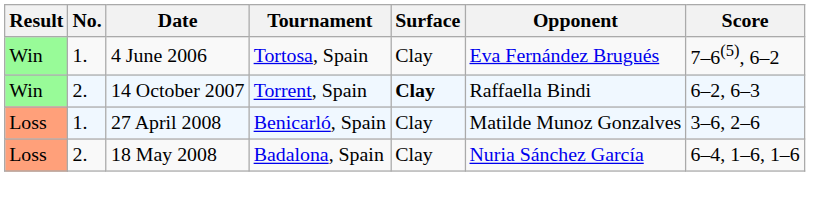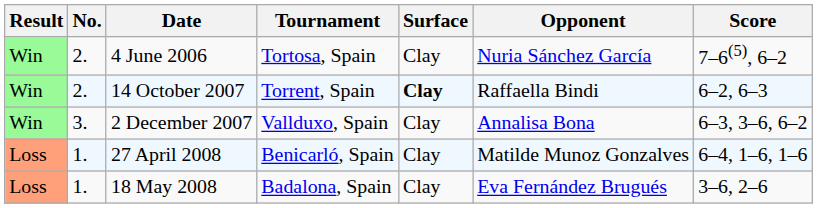(80, 55) 1. -> (80, 55) 2.
(564, 55) Eva Fernández Brugués -> (564, 55) Nuria Sánchez García
+ row: (182, 122)
(725, 122) 3–6, 2–6 -> (753, 154) 6–4, 1–6, 1–6
(80, 154) 2. -> (80, 186) 1.
(557, 154) Nuria Sánchez García -> (572, 186) Eva Fernández Brugués
(745, 154) 6–4, 1–6, 1–6 -> (733, 186) 3–6, 2–6
